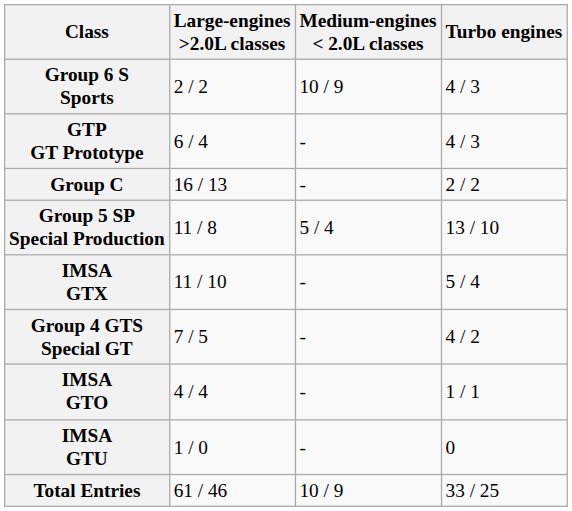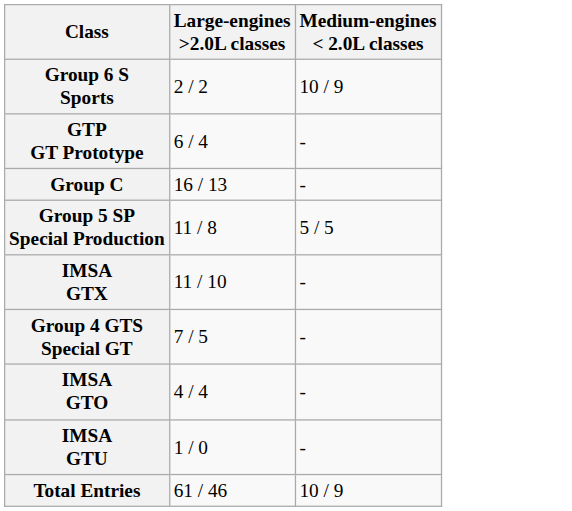- column: (504, 32)
(317, 227) 5 / 4 -> (317, 227) 5 / 5
